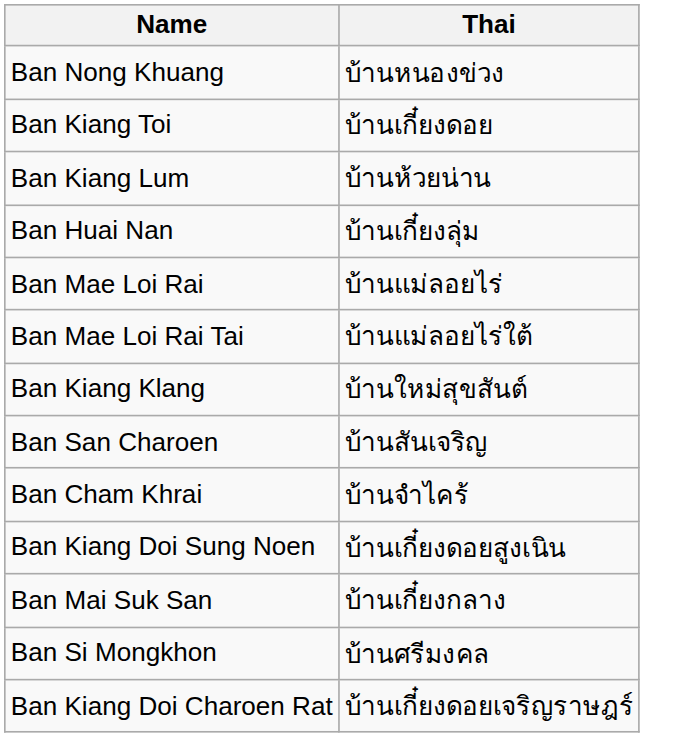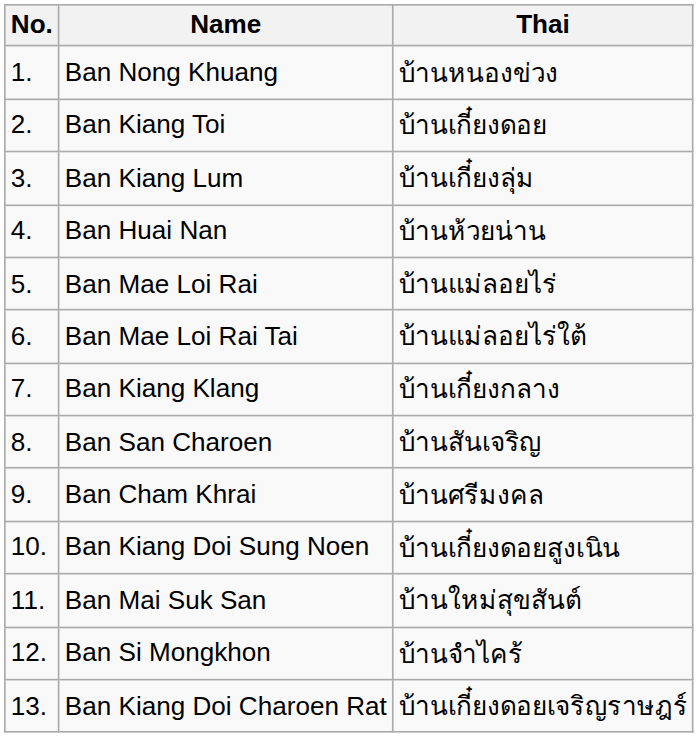+ column: (32, 25)
(418, 178) บ้านห้วยน่าน -> (466, 178) บ้านเกี๋ยงลุ่ม
(412, 231) บ้านเกี๋ยงลุ่ม -> (472, 231) บ้านห้วยน่าน
(436, 389) บ้านใหม่สุขสันต์ -> (479, 389) บ้านเกี๋ยงกลาง
(407, 495) บ้านจำไคร้ -> (471, 495) บ้านศรีมงคล
(425, 600) บ้านเกี๋ยงกลาง -> (490, 600) บ้านใหม่สุขสันต์
(417, 653) บ้านศรีมงคล -> (461, 653) บ้านจำไคร้
